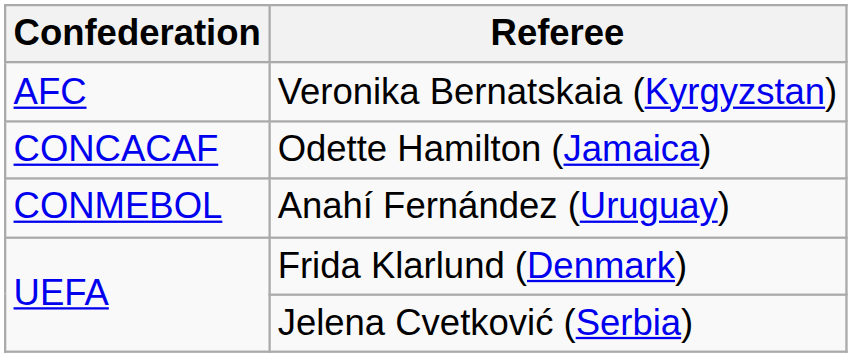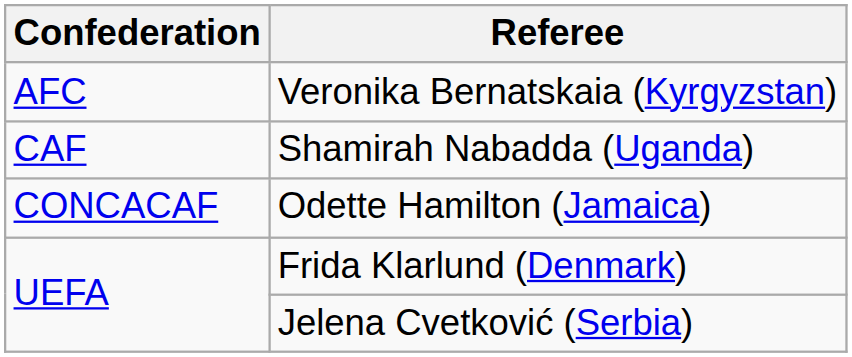+ row: (516, 149)
- row: (504, 206)
